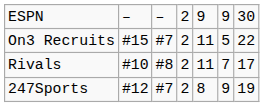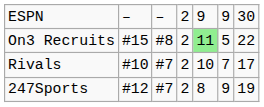(165, 41) #7 -> (165, 41) #8
(205, 41) no background -> (205, 41) lightgreen background
(165, 65) #8 -> (165, 65) #7
(205, 65) 11 -> (205, 65) 10
